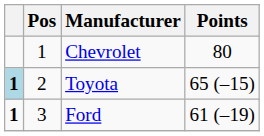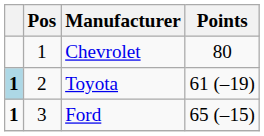(222, 83) 65 (–15) -> (222, 83) 61 (–19)
(222, 115) 61 (–19) -> (222, 115) 65 (–15)
